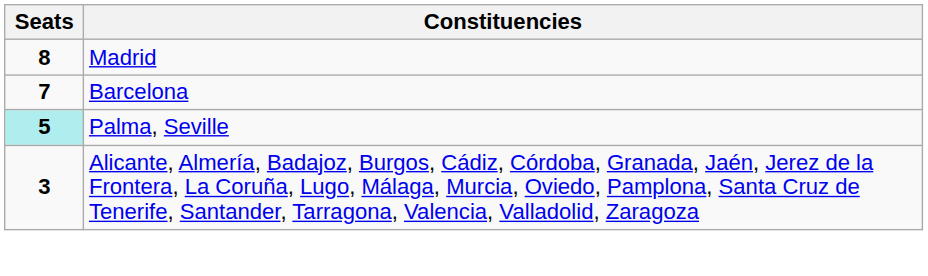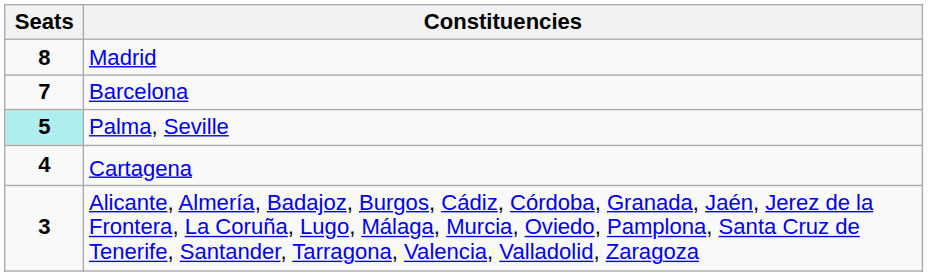+ row: (141, 168)
